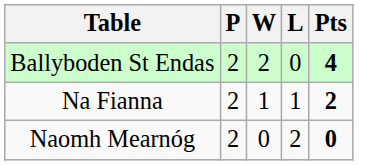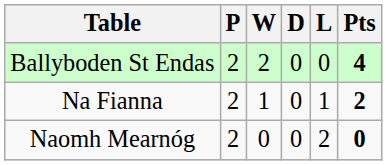+ column: (296, 23)
